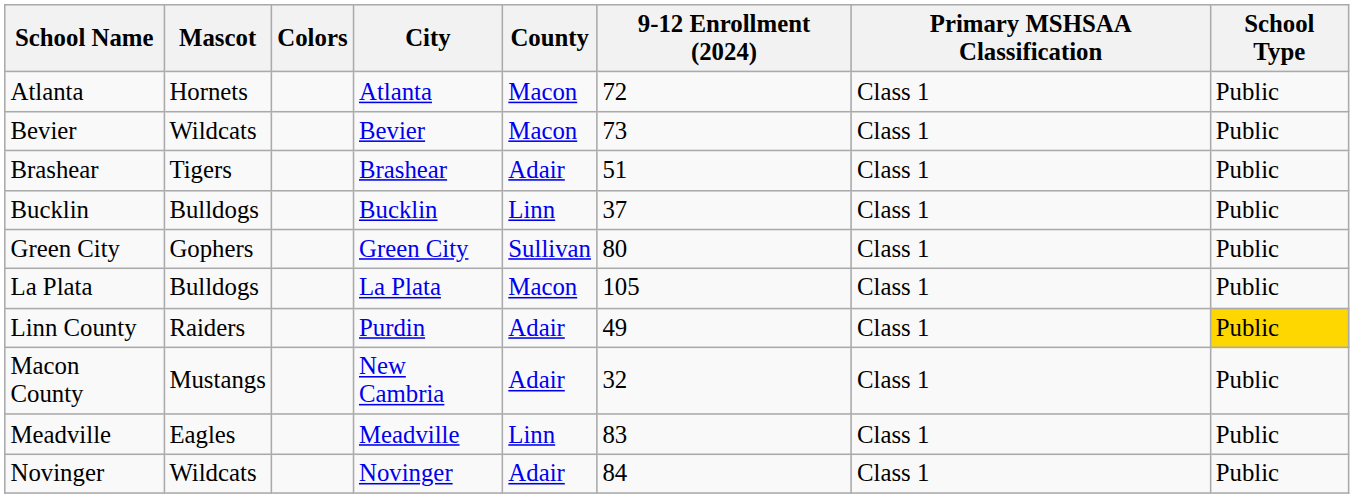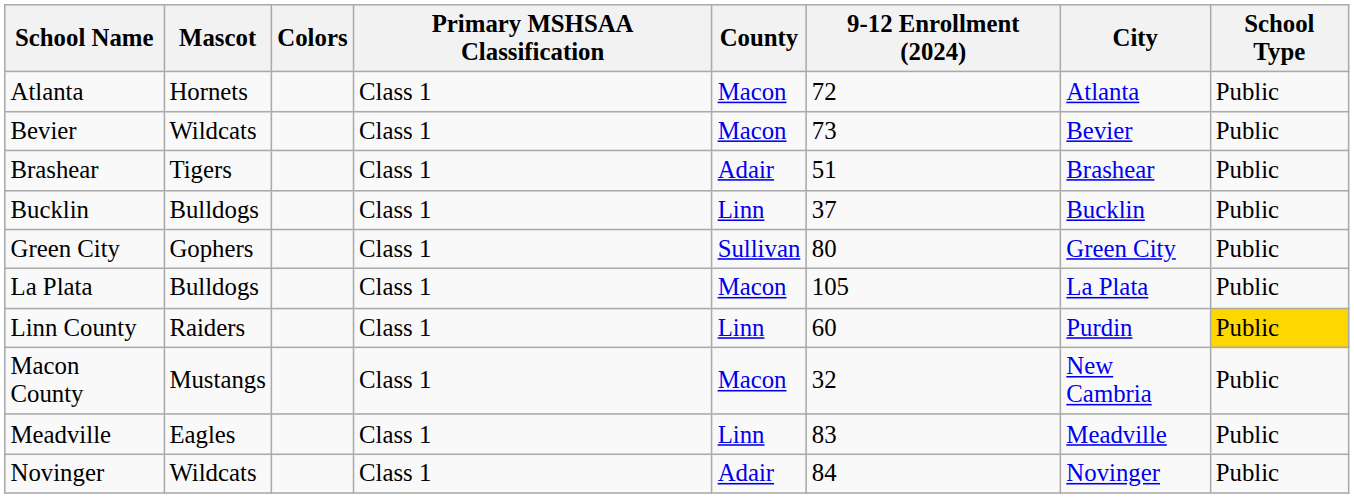columns swapped: (428, 38) <-> (1031, 38)
(537, 327) Adair -> (741, 327) Linn
(615, 327) 49 -> (824, 327) 60
(537, 380) Adair -> (752, 380) Macon
